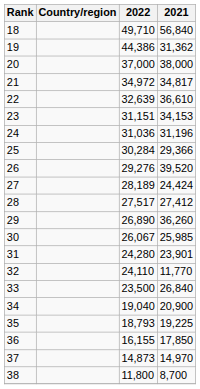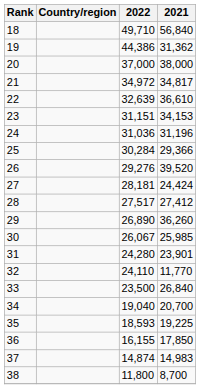(138, 185) 28,189 -> (138, 185) 28,181
(176, 306) 20,900 -> (176, 306) 20,700
(138, 323) 18,793 -> (138, 323) 18,593
(138, 358) 14,873 -> (138, 358) 14,874
(176, 358) 14,970 -> (176, 358) 14,983
